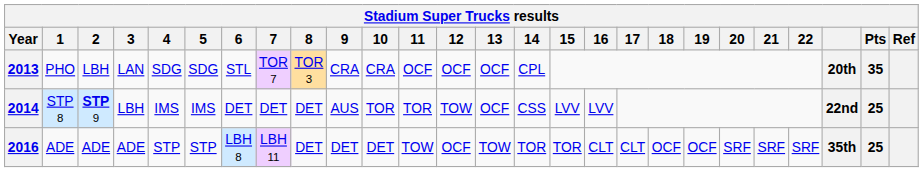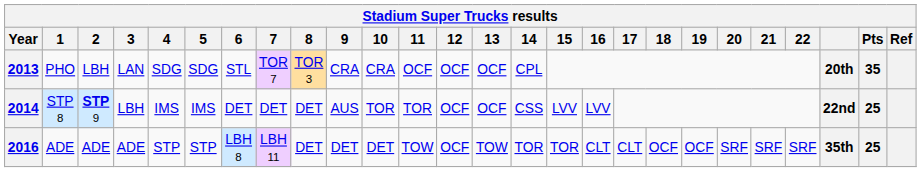(456, 108) TOW -> (455, 108) OCF
